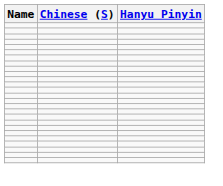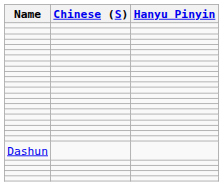+ row: (28, 151)
